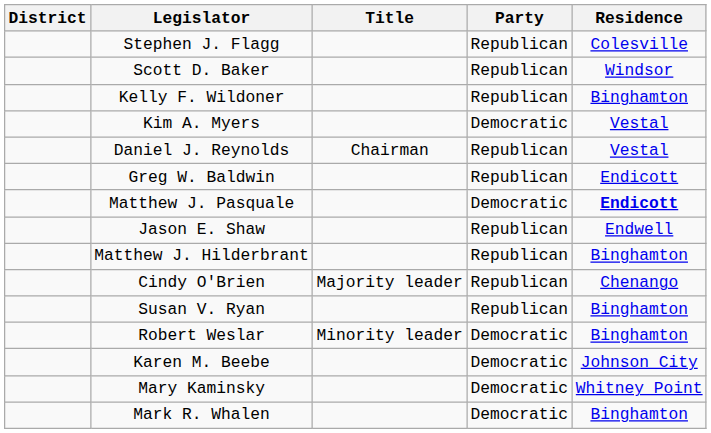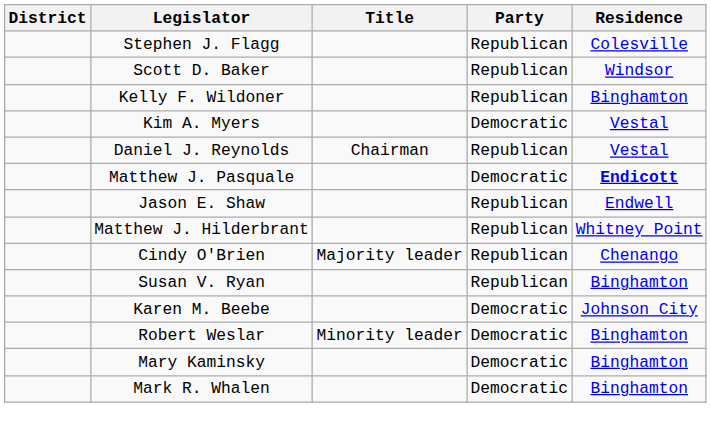- row: (202, 177)
(639, 256) Binghamton -> (639, 230) Whitney Point
rows swapped: (202, 362) <-> (202, 336)
(639, 389) Whitney Point -> (639, 362) Binghamton
